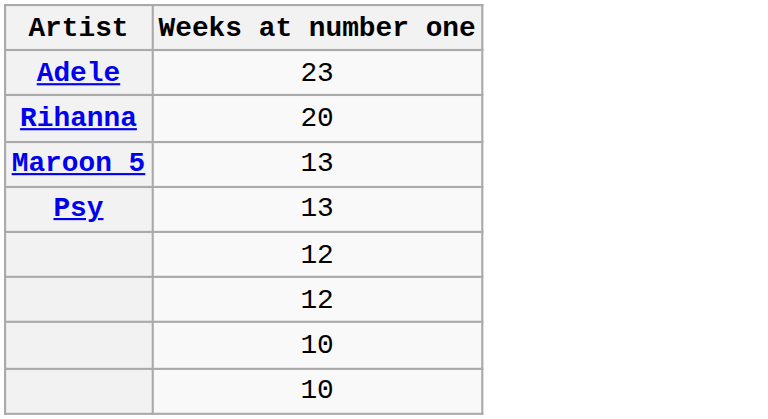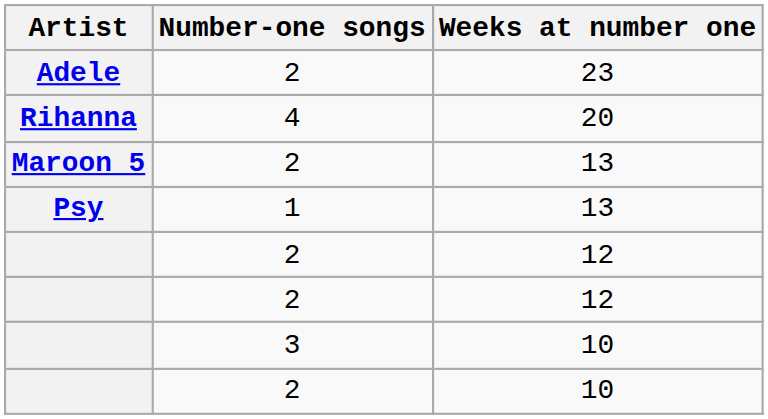+ column: (292, 28)
